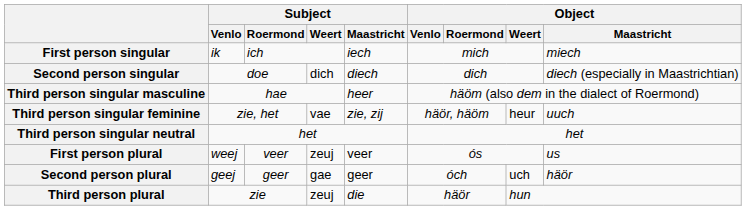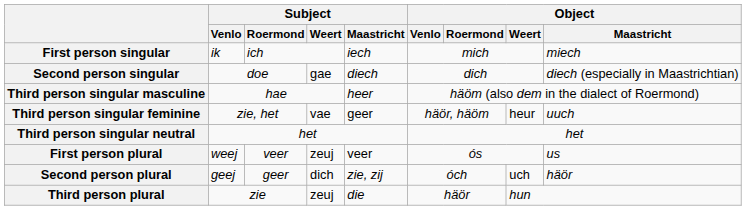(322, 73) dich -> (321, 73) gae
(365, 114) zie, zij -> (360, 114) geer
(321, 174) gae -> (322, 174) dich
(360, 174) geer -> (365, 174) zie, zij
